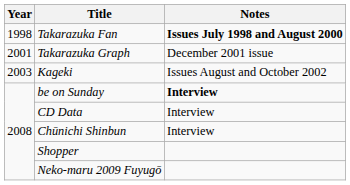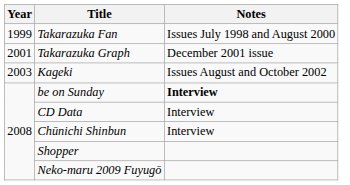(20, 33) 1998 -> (20, 33) 1999
(255, 33) bold -> (251, 33) normal
